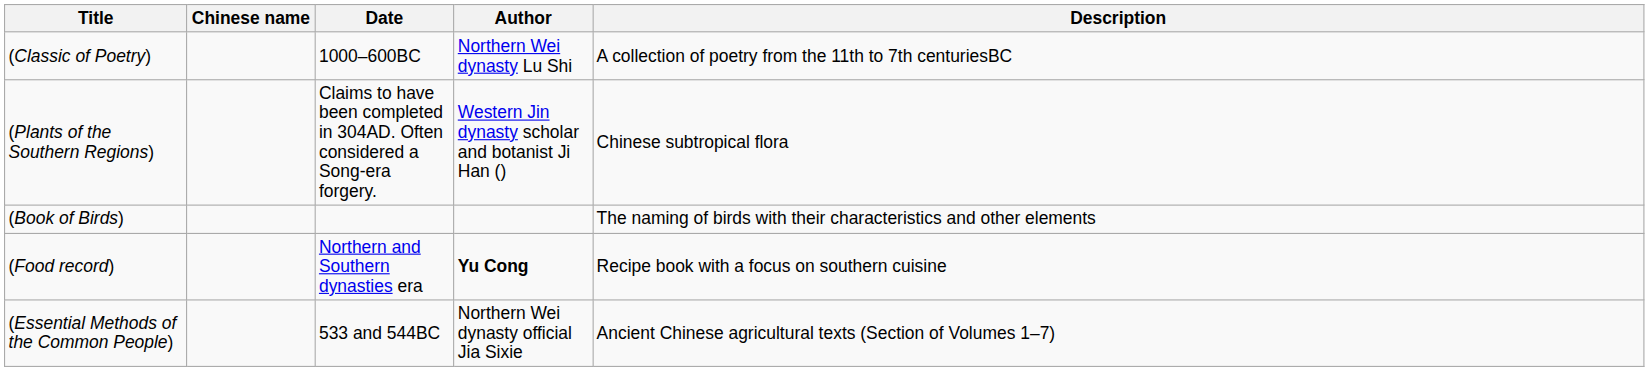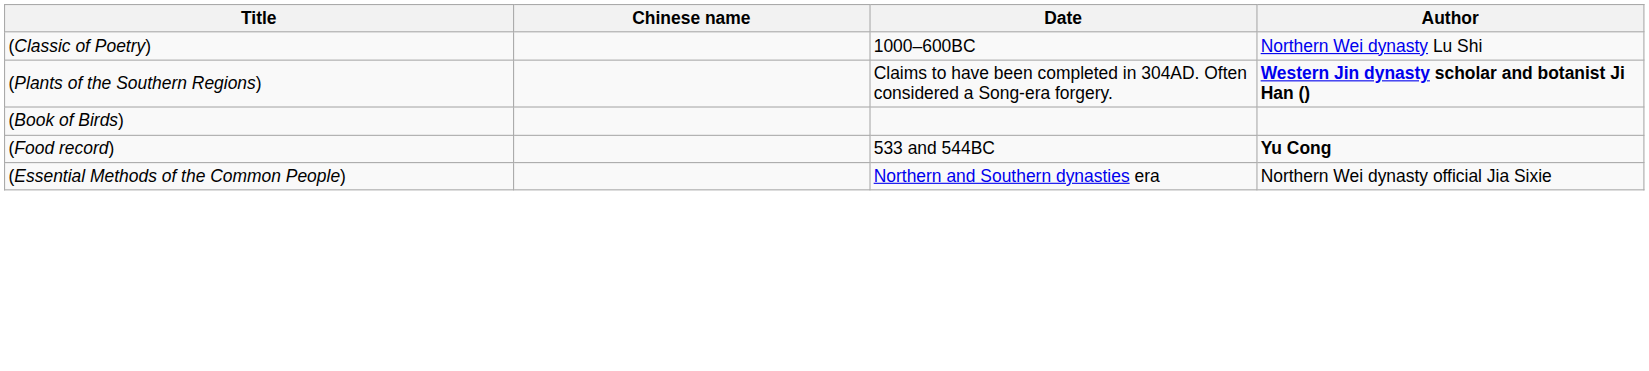- column: (1118, 18)
(518, 142) normal -> (1443, 83) bold
(371, 266) Northern and Southern dynasties era -> (934, 148) 533 and 544BC
(380, 333) 533 and 544BC -> (1017, 176) Northern and Southern dynasties era
